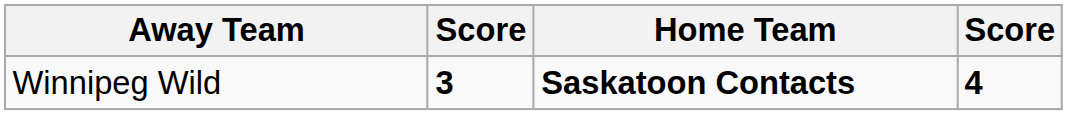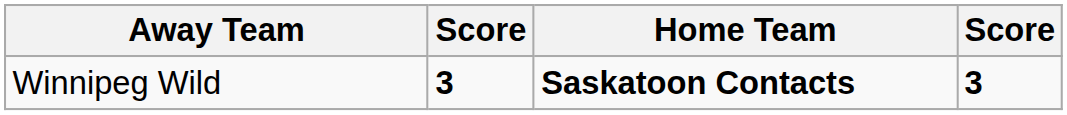(973, 82) 4 -> (973, 82) 3
